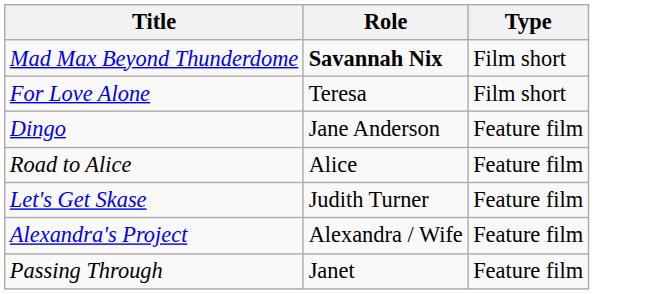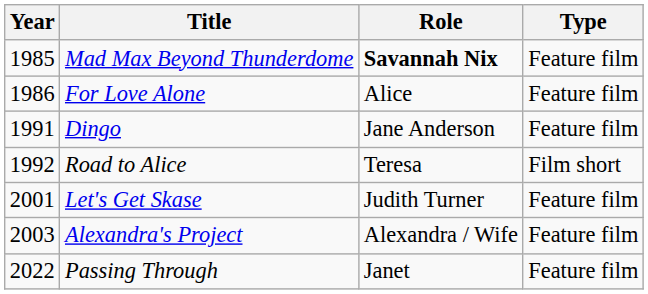+ column: (32, 22)
(519, 57) Film short -> (583, 57) Feature film
(338, 93) Teresa -> (388, 93) Alice
(519, 93) Film short -> (583, 93) Feature film
(333, 164) Alice -> (393, 164) Teresa
(528, 164) Feature film -> (575, 164) Film short
